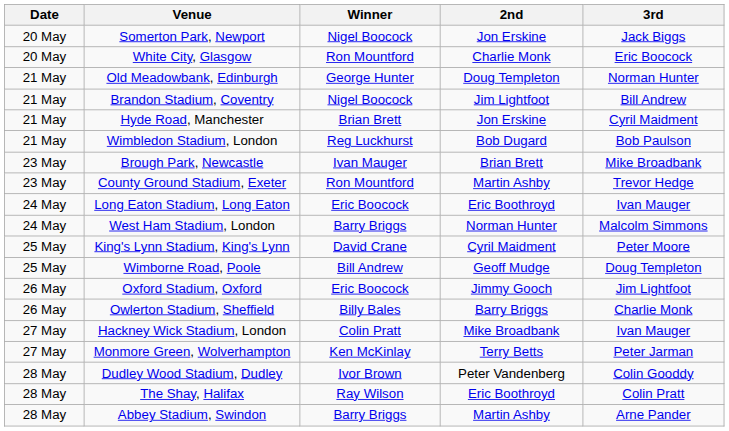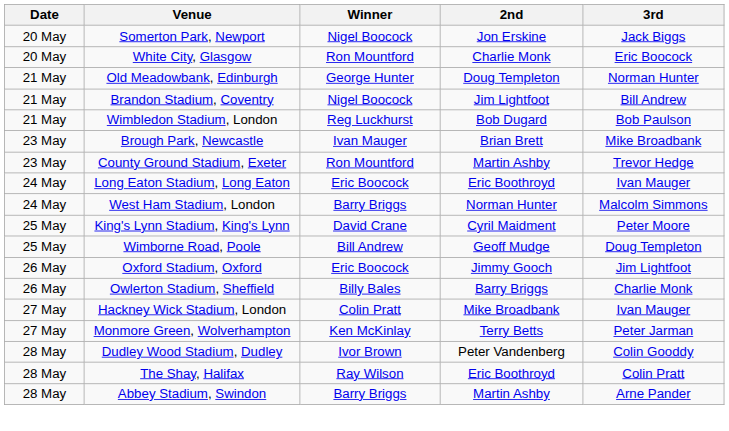- row: (192, 120)
